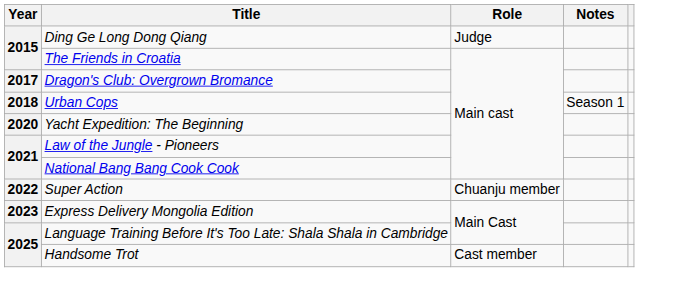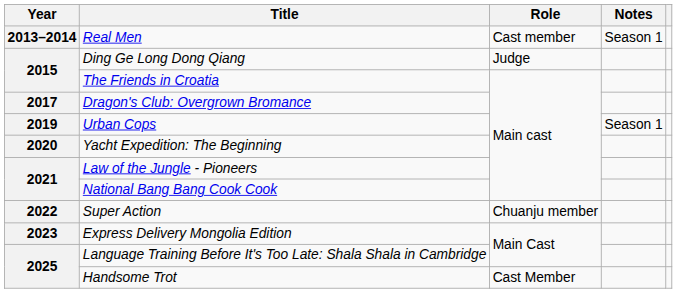+ row: (112, 37)
(23, 102) 2018 -> (42, 124) 2019
(496, 255) Cast member -> (534, 277) Cast Member
